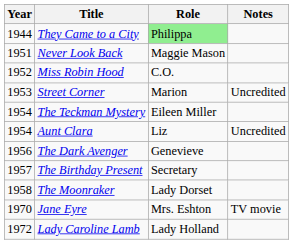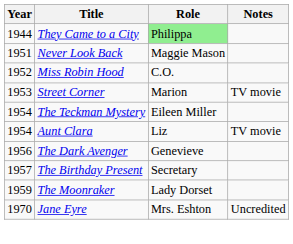(258, 92) Uncredited -> (256, 92) TV movie
(258, 131) Uncredited -> (256, 131) TV movie
(20, 190) 1958 -> (20, 190) 1959
(256, 209) TV movie -> (258, 209) Uncredited
- row: (89, 229)
